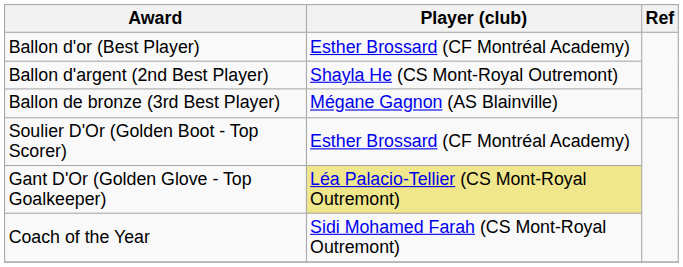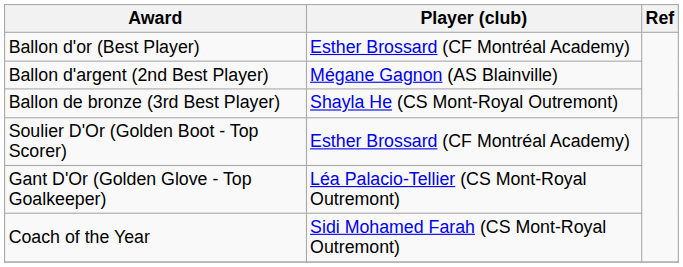(464, 74) Shayla He (CS Mont-Royal Outremont) -> (434, 74) Mégane Gagnon (AS Blainville)
(434, 103) Mégane Gagnon (AS Blainville) -> (464, 103) Shayla He (CS Mont-Royal Outremont)
(448, 189) khaki background -> (448, 189) no background
